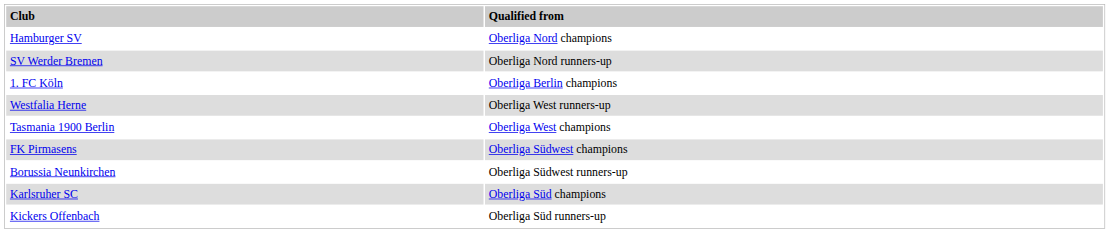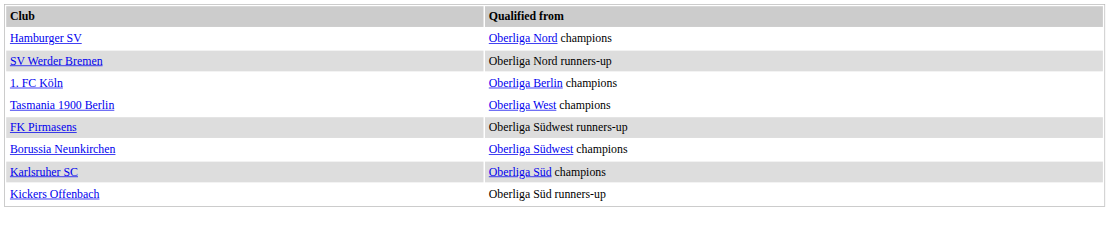- row: (48, 105)
(558, 149) Oberliga Südwest champions -> (558, 127) Oberliga Südwest runners-up
(558, 172) Oberliga Südwest runners-up -> (558, 149) Oberliga Südwest champions
